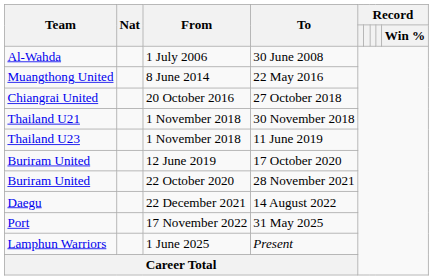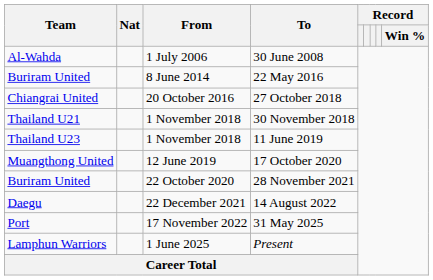(60, 77) Muangthong United -> (49, 77) Buriram United
(49, 160) Buriram United -> (60, 160) Muangthong United
